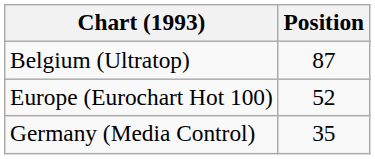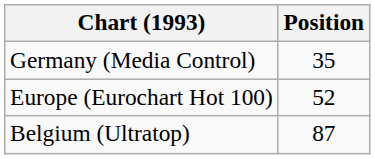rows swapped: (100, 60) <-> (133, 134)
